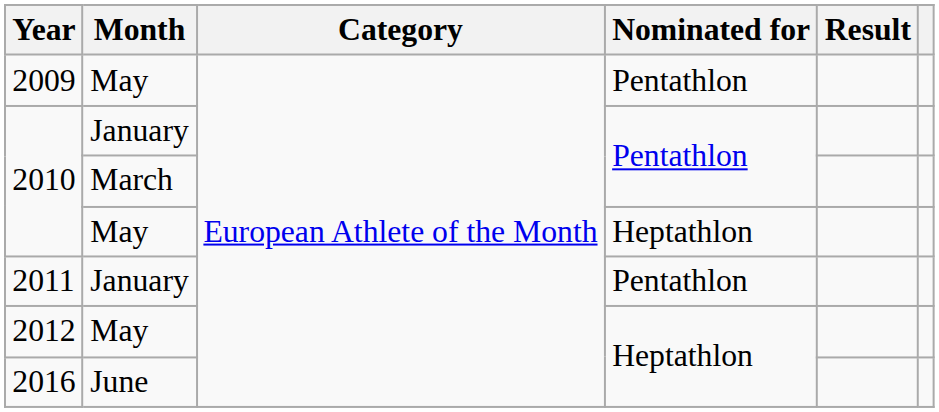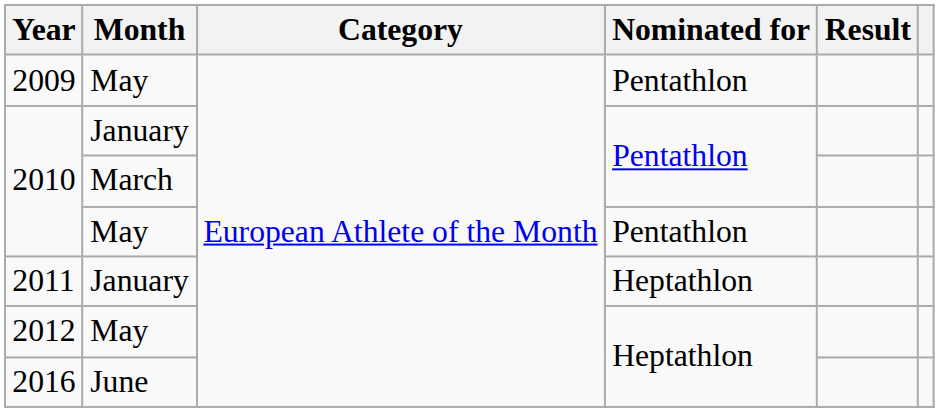(683, 230) Heptathlon -> (680, 230) Pentathlon
(680, 280) Pentathlon -> (683, 280) Heptathlon
